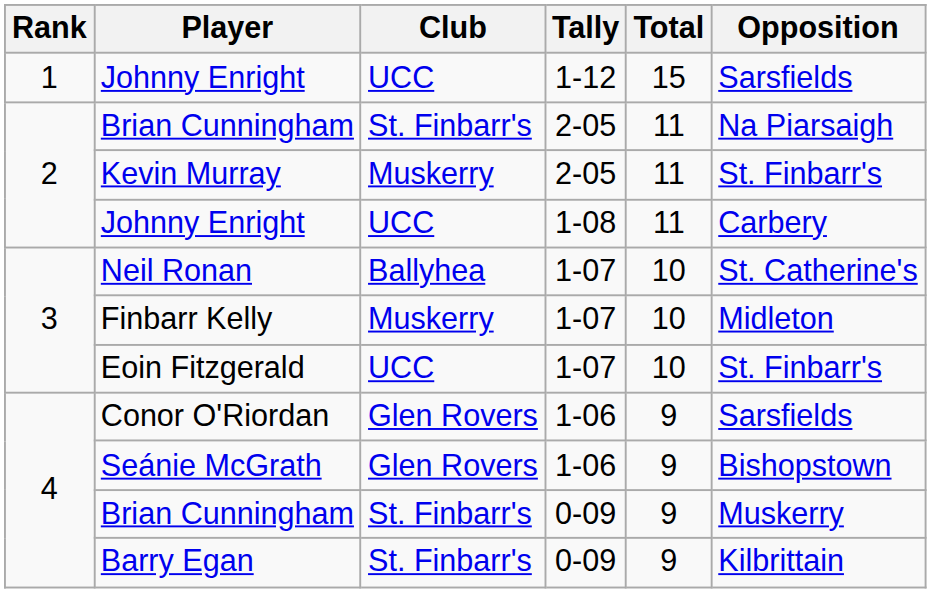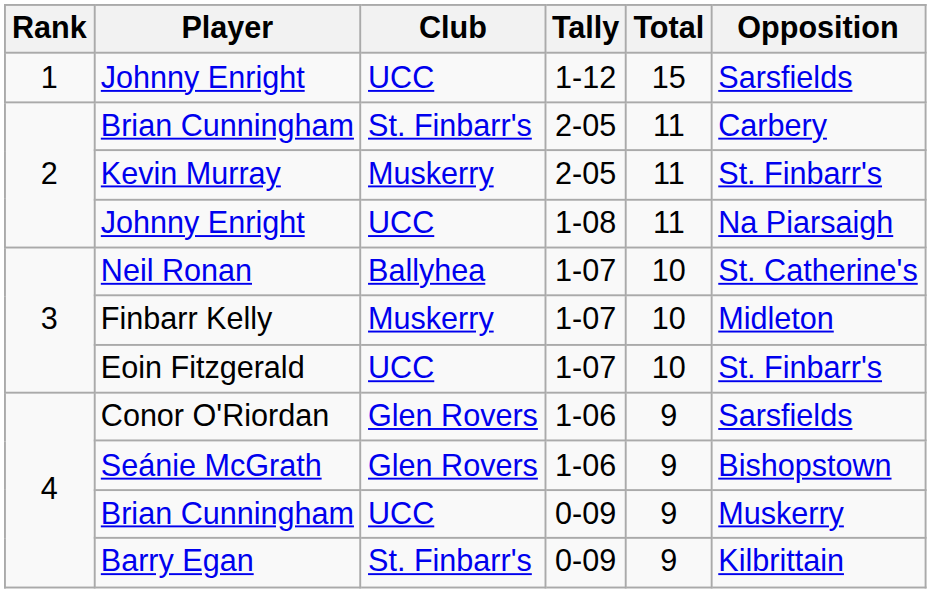(806, 125) Na Piarsaigh -> (773, 125) Carbery
(773, 222) Carbery -> (806, 222) Na Piarsaigh
(450, 513) St. Finbarr's -> (401, 513) UCC
